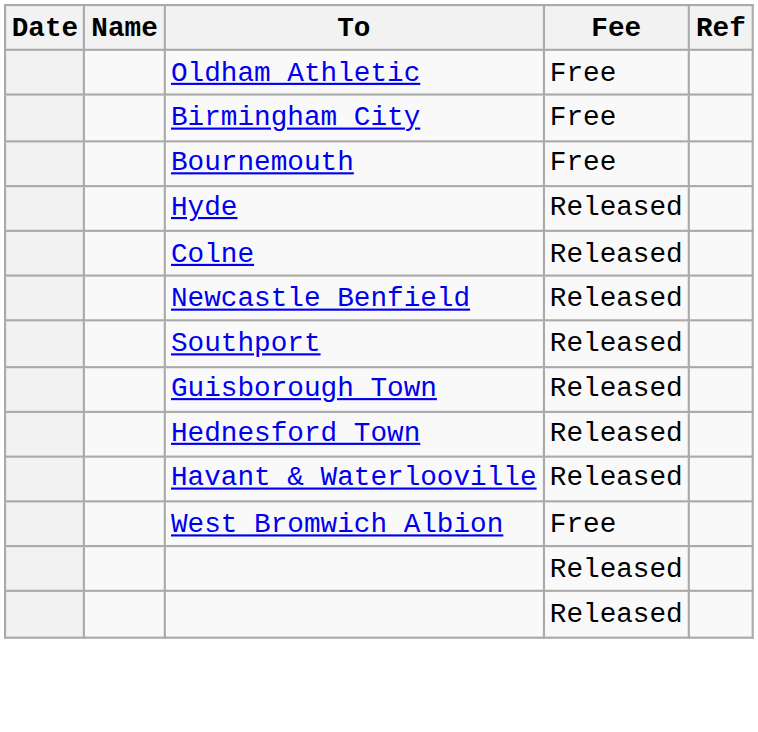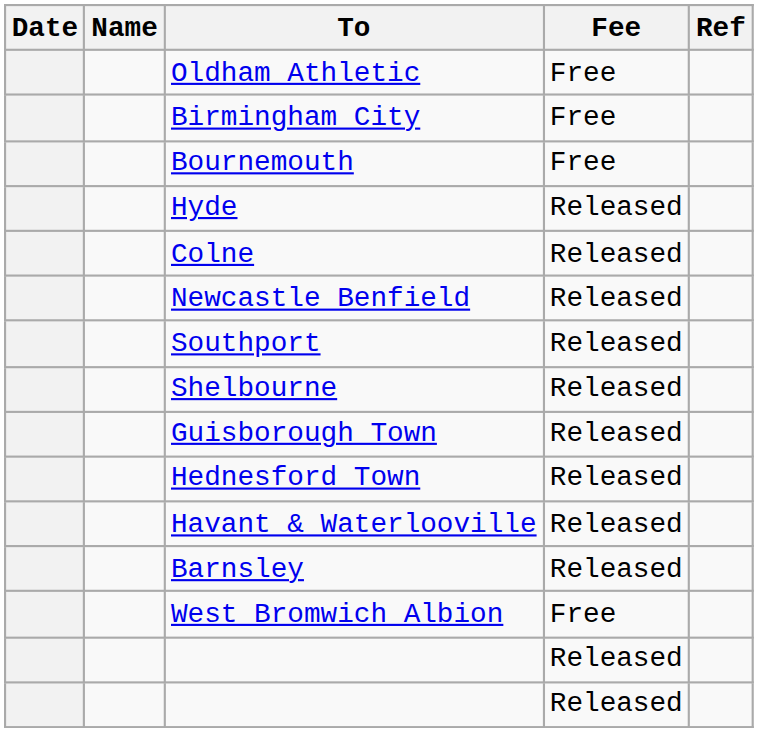+ row: (254, 389)
+ row: (237, 569)
